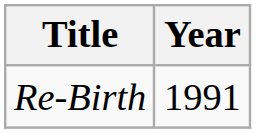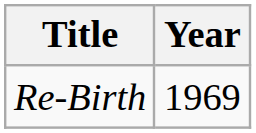(202, 95) 1991 -> (202, 95) 1969
